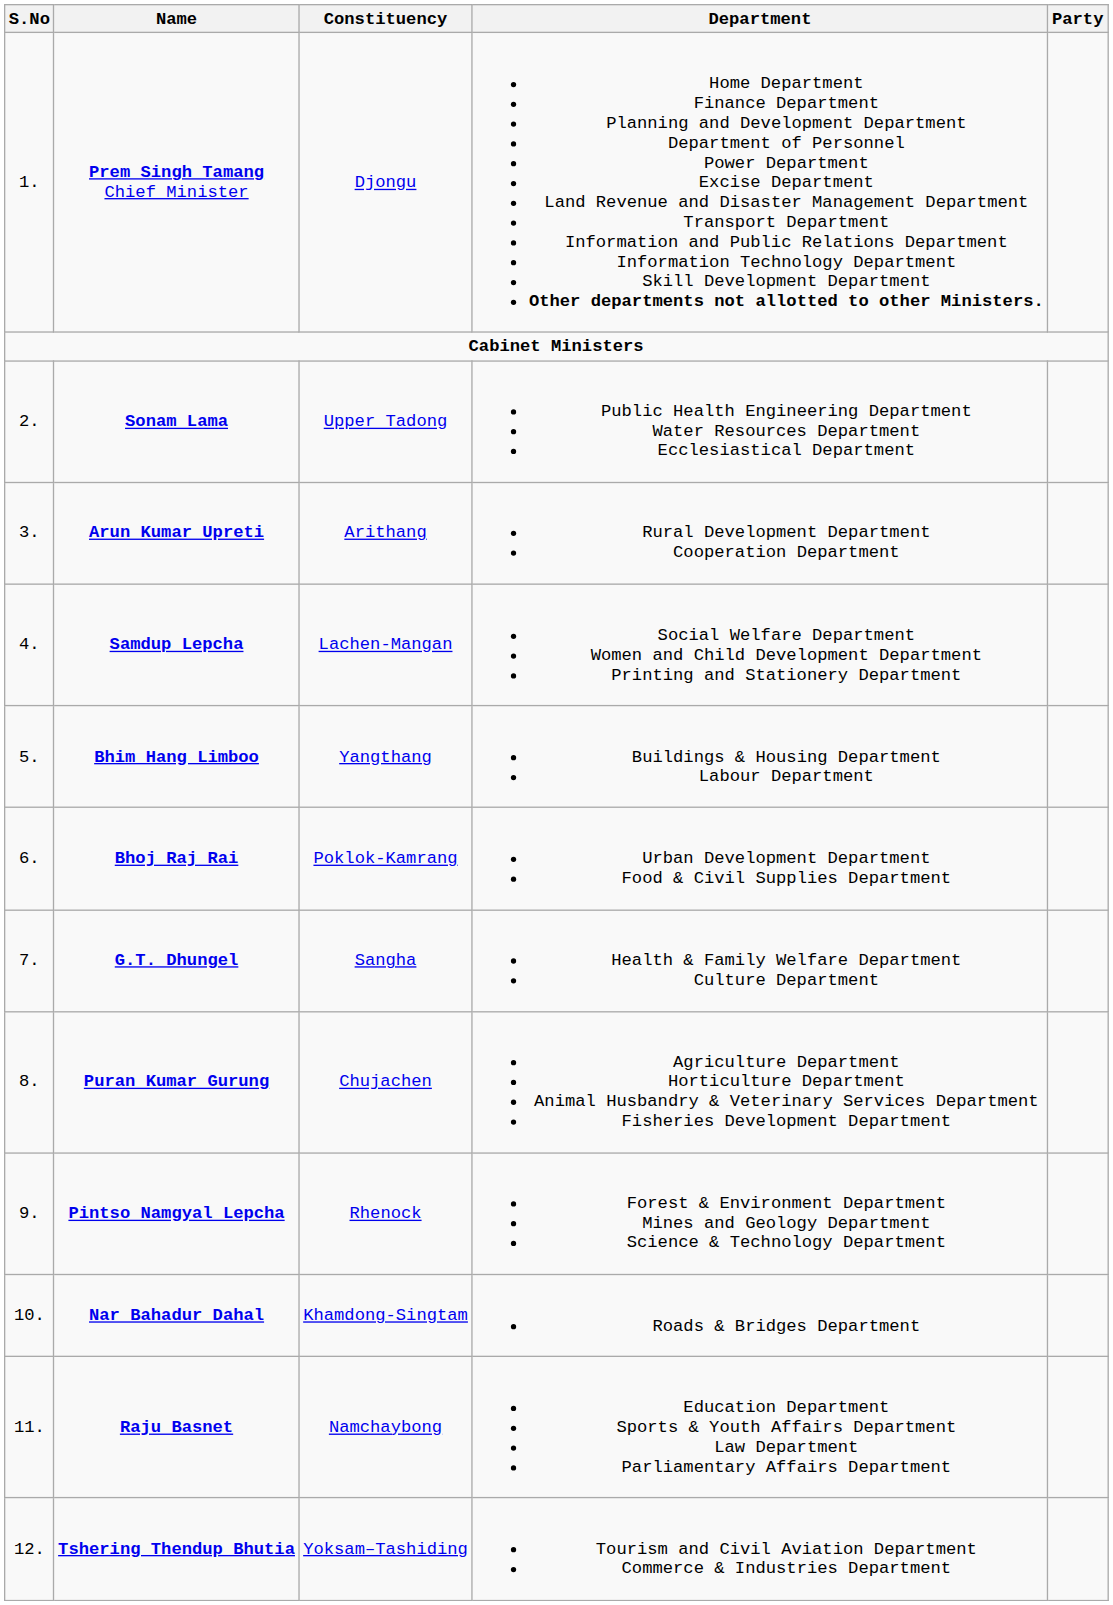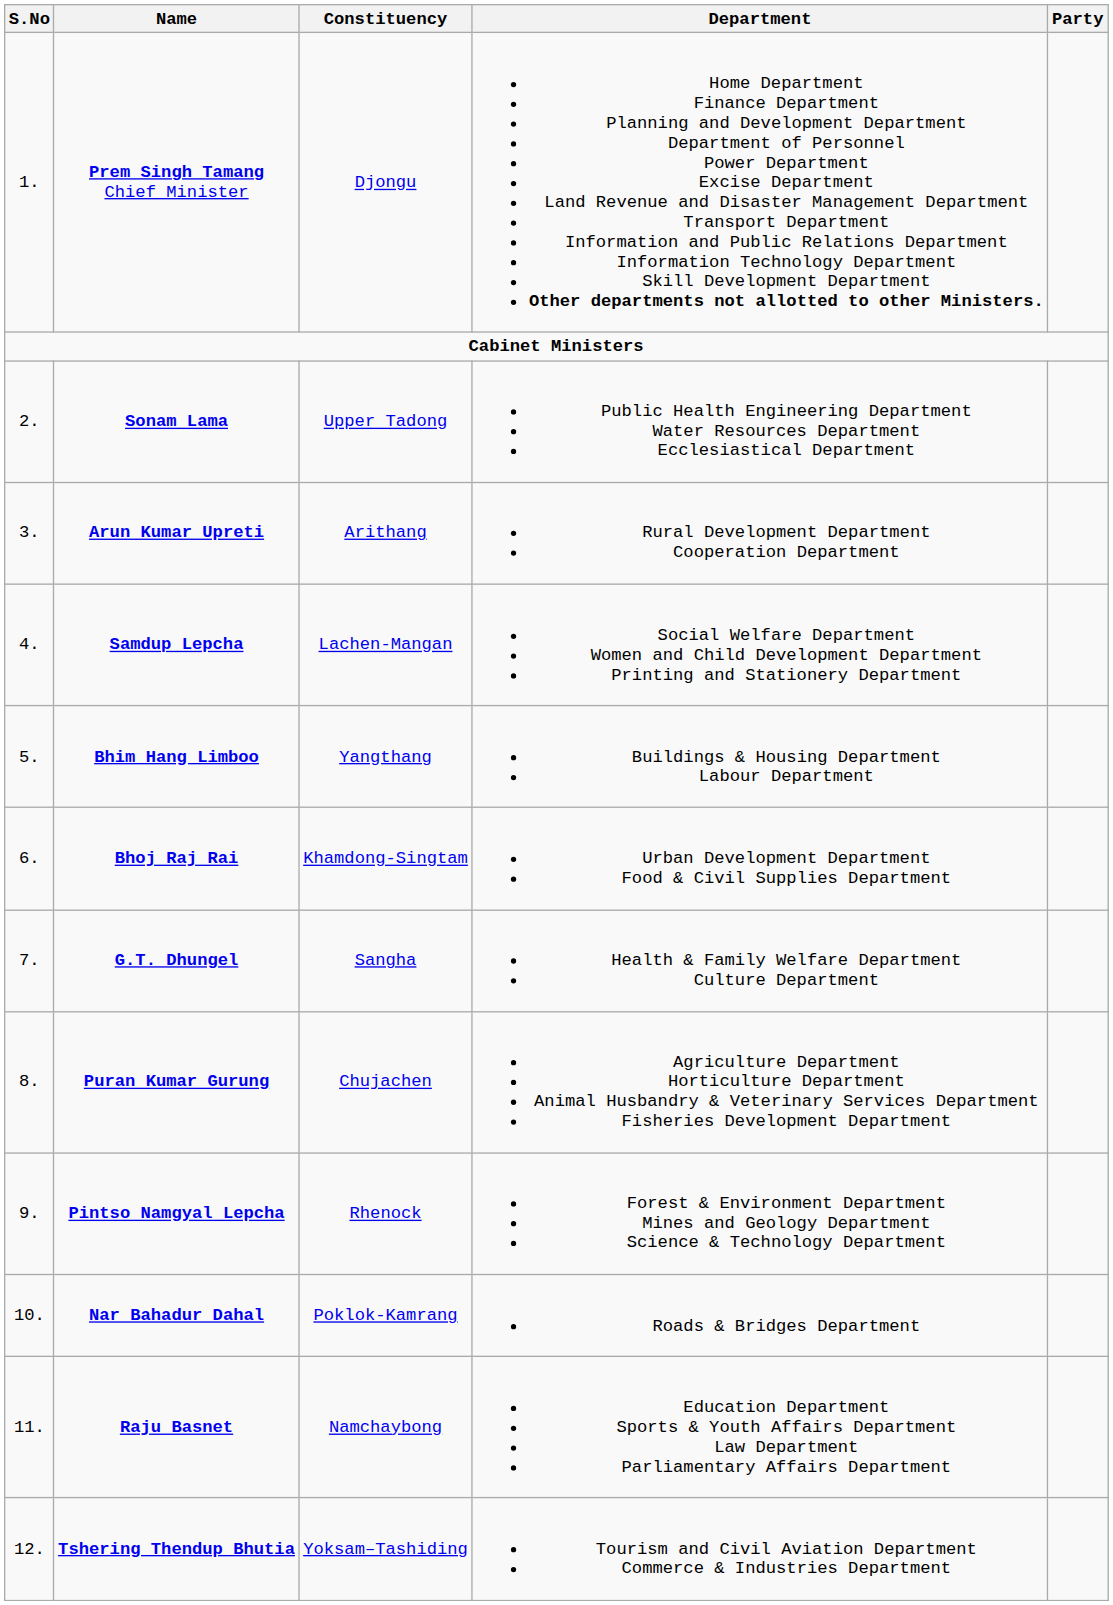(386, 859) Poklok-Kamrang -> (386, 859) Khamdong-Singtam
(386, 1316) Khamdong-Singtam -> (386, 1316) Poklok-Kamrang
